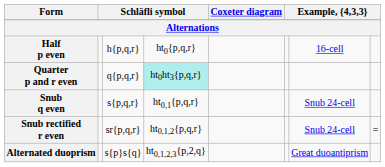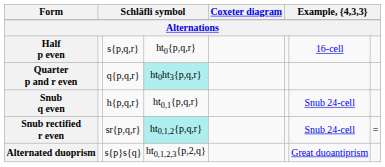(123, 49) h{p,q,r} -> (123, 49) s{p,q,r}
(123, 103) s{p,q,r} -> (123, 103) h{p,q,r}
(176, 130) no background -> (176, 130) paleturquoise background
